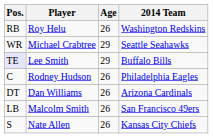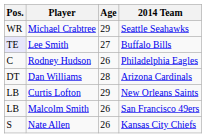- row: (47, 28)
(105, 60) 29 -> (105, 44) 27
(105, 92) 26 -> (105, 76) 28
+ row: (54, 92)
